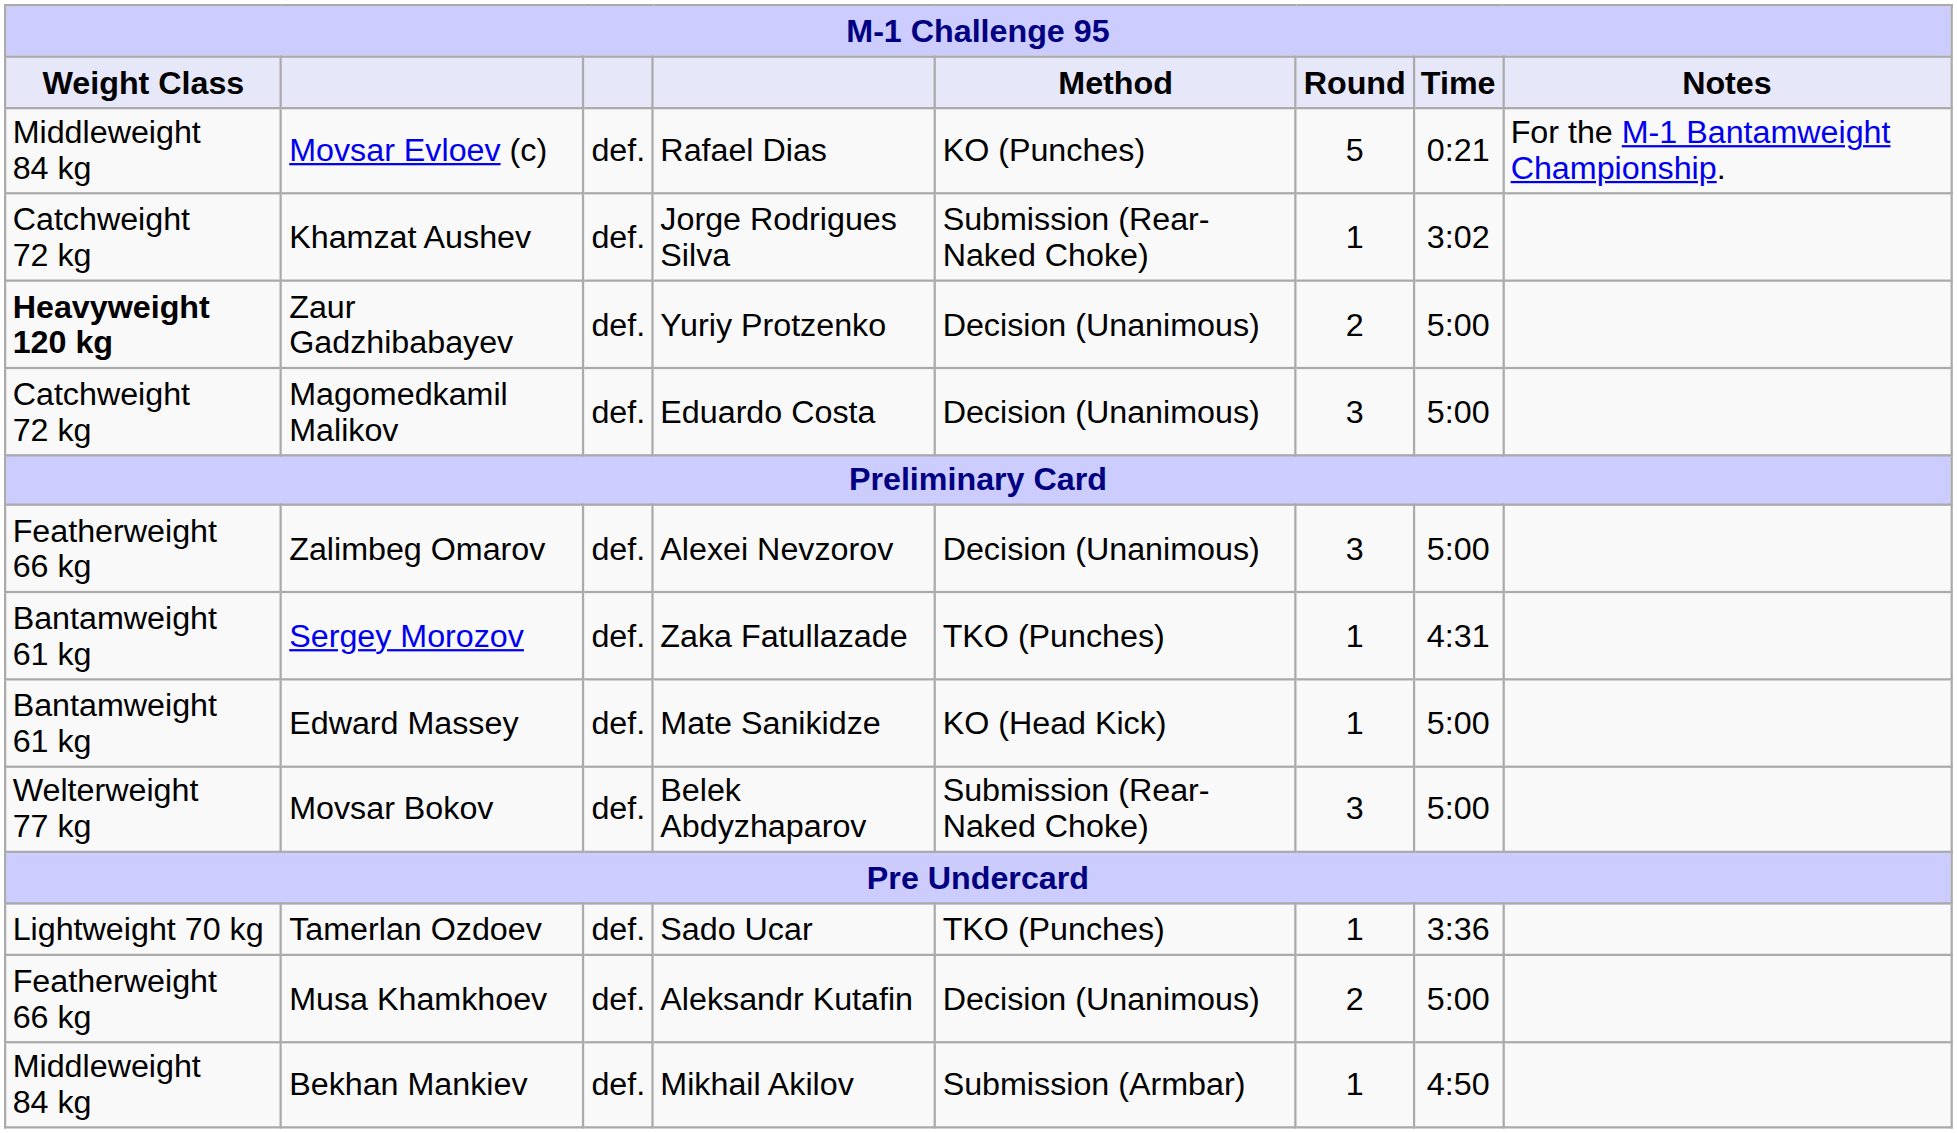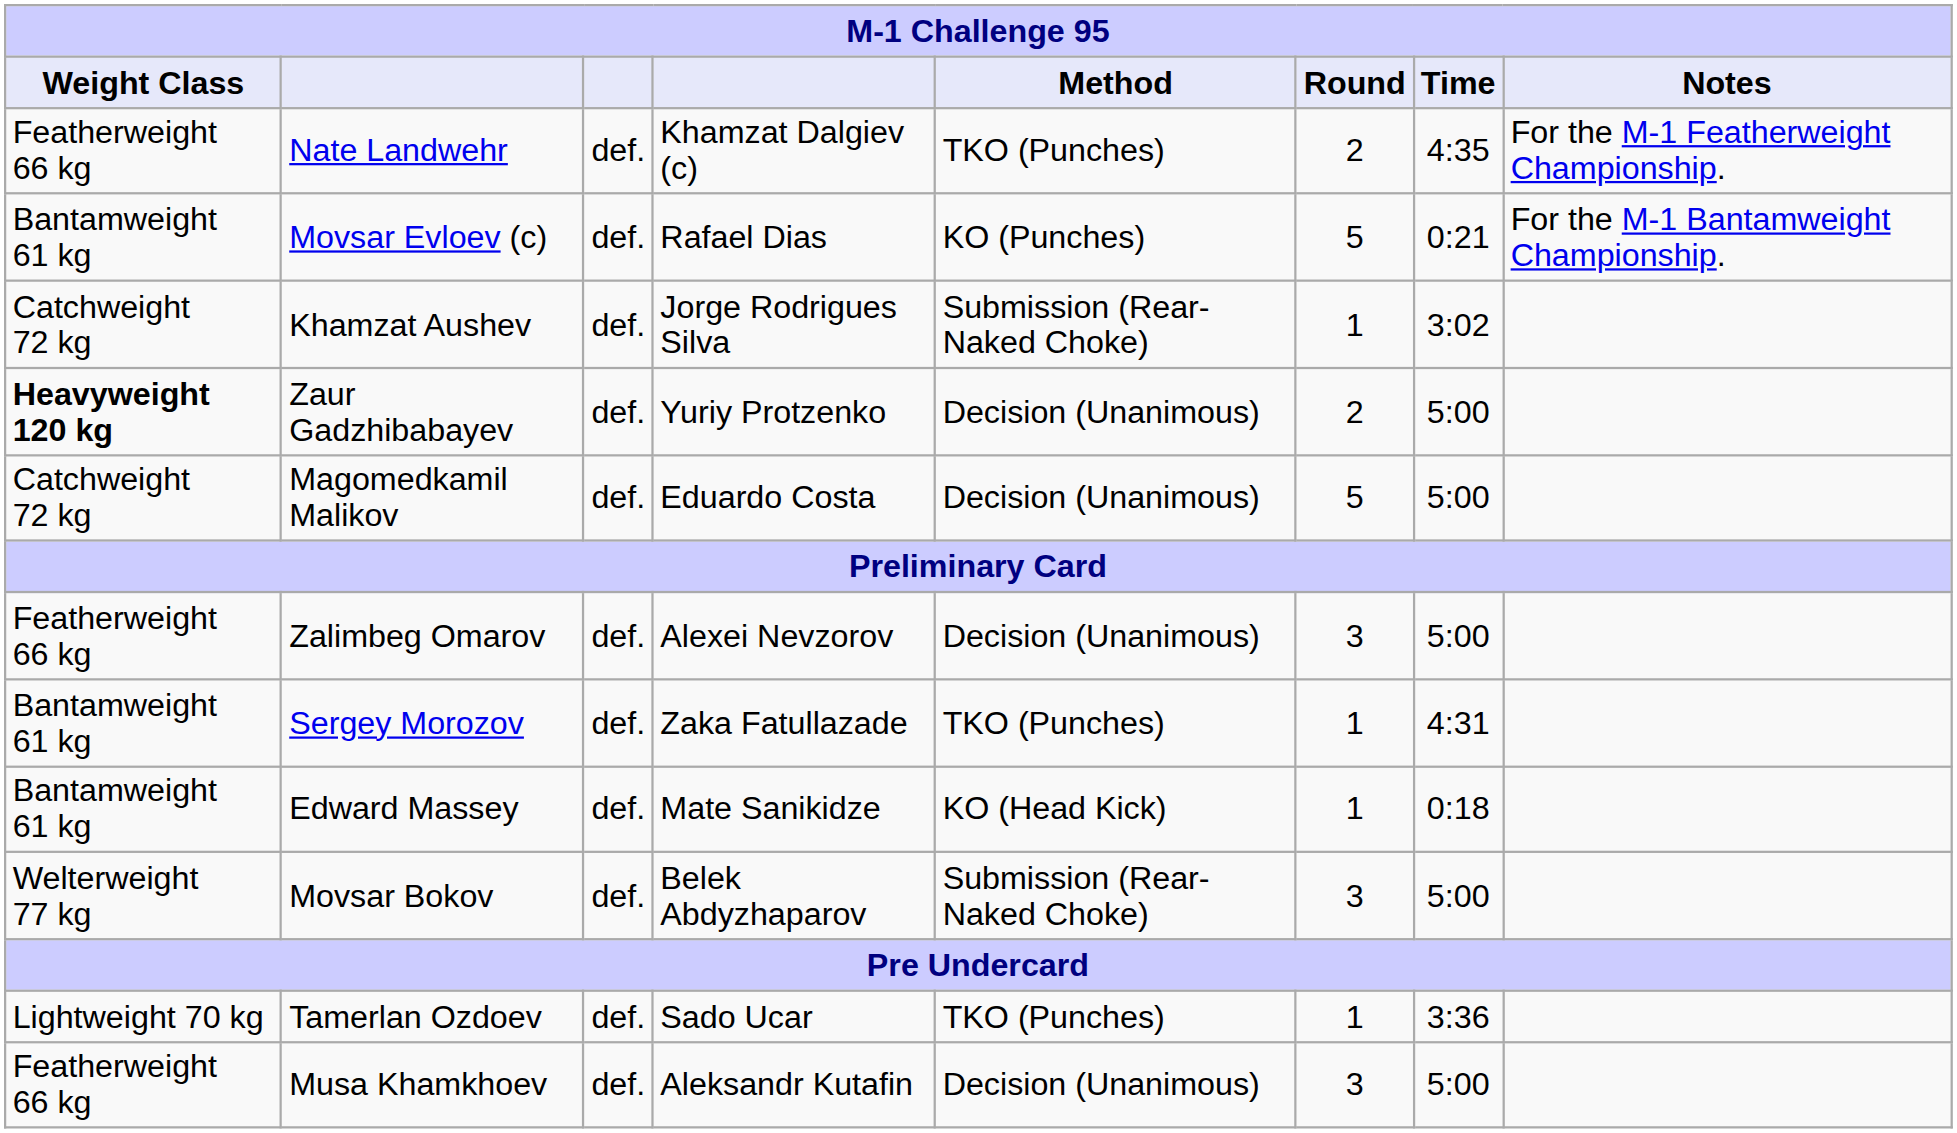+ row: (399, 151)
(107, 151) Middleweight 84 kg -> (115, 238) Bantamweight 61 kg
(1355, 411) 3 -> (1355, 498) 5
(1458, 723) 5:00 -> (1458, 809) 0:18
(1355, 998) 2 -> (1355, 1085) 3
- row: (408, 1085)
